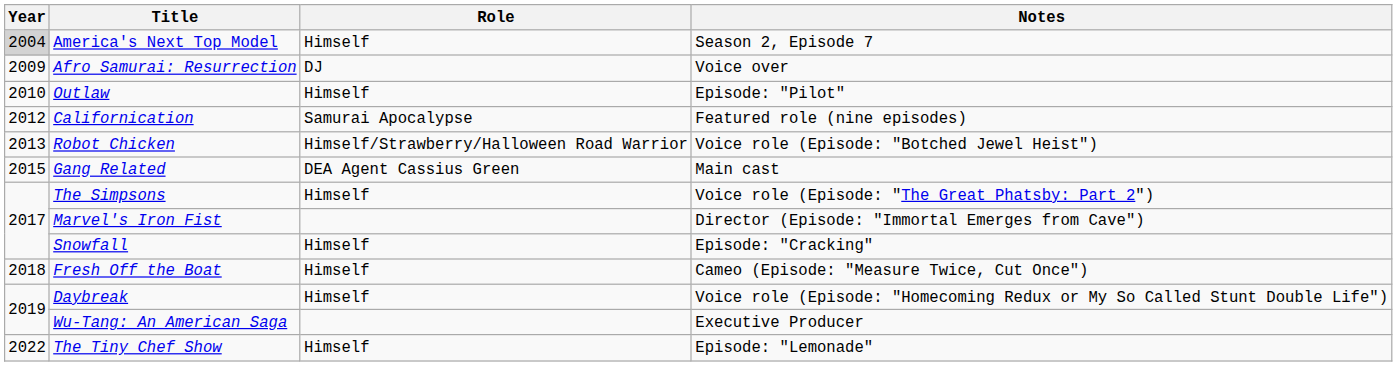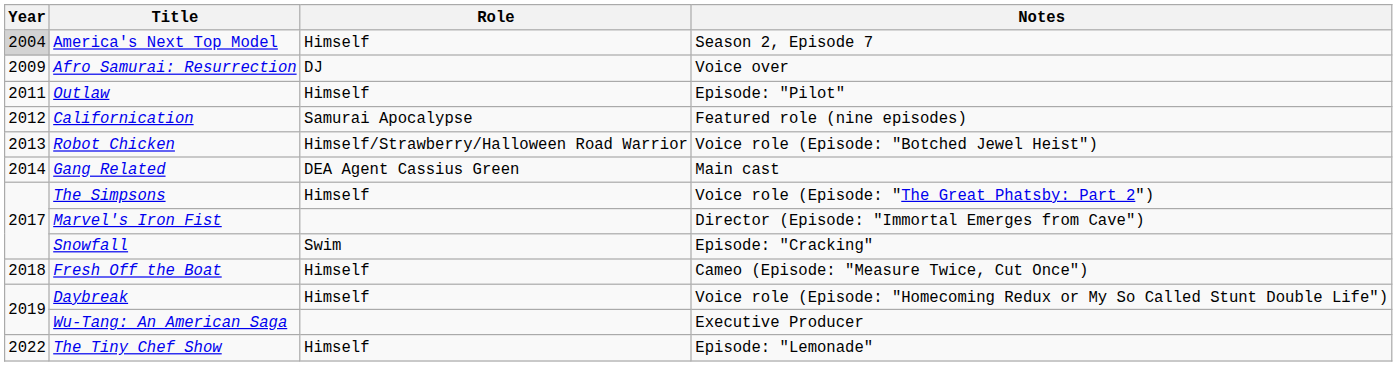(27, 94) 2010 -> (27, 94) 2011
(27, 170) 2015 -> (27, 170) 2014
(337, 246) Himself -> (323, 246) Swim
